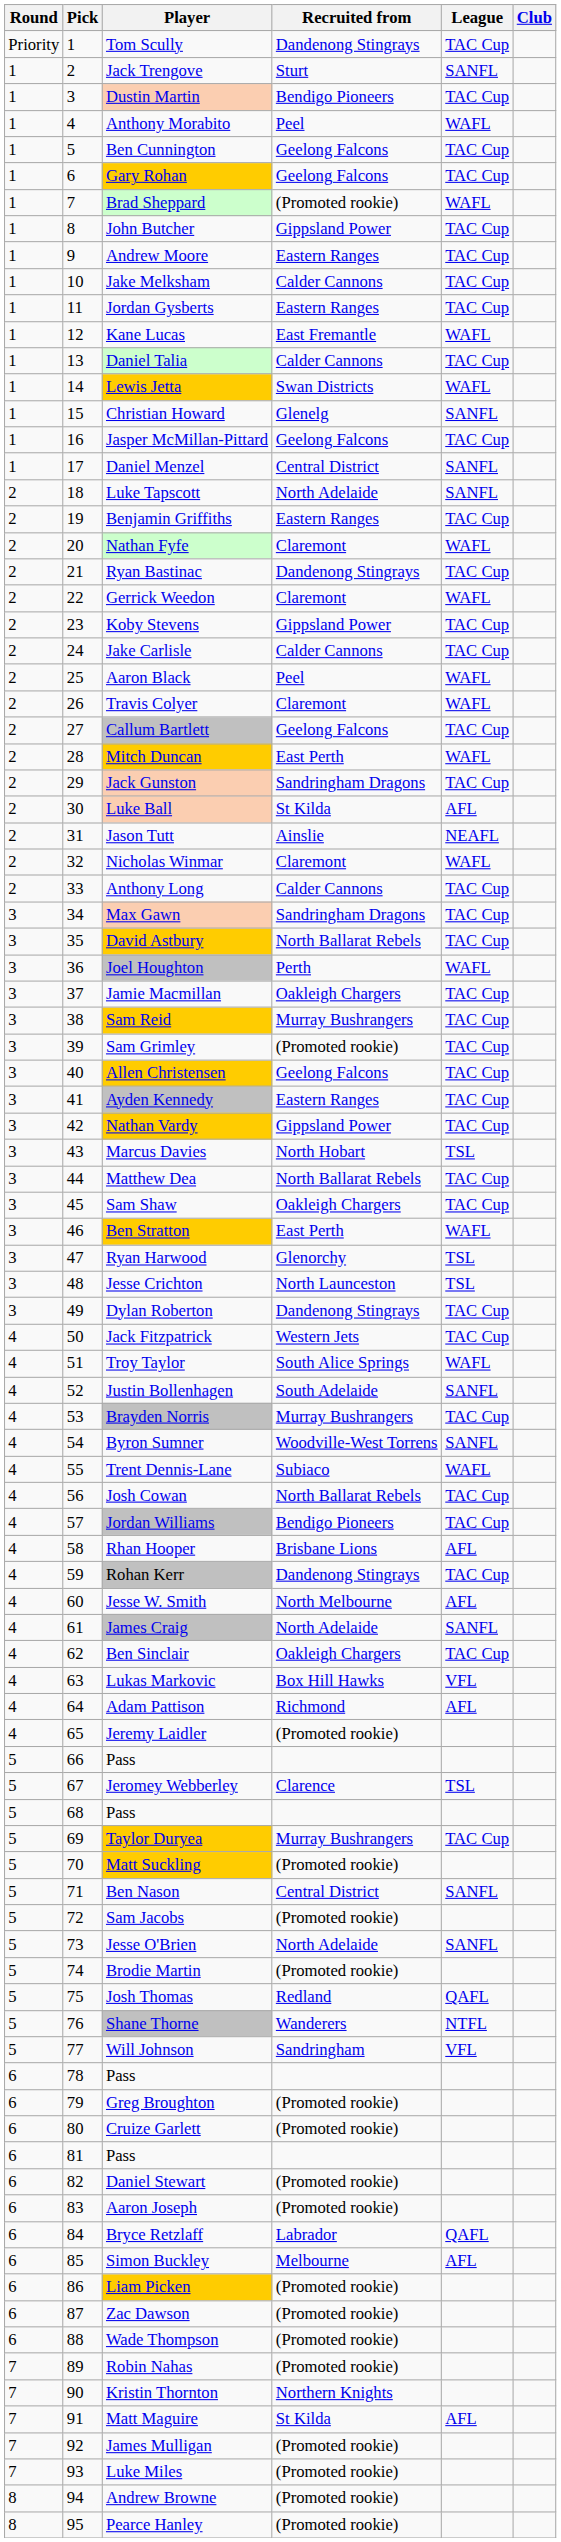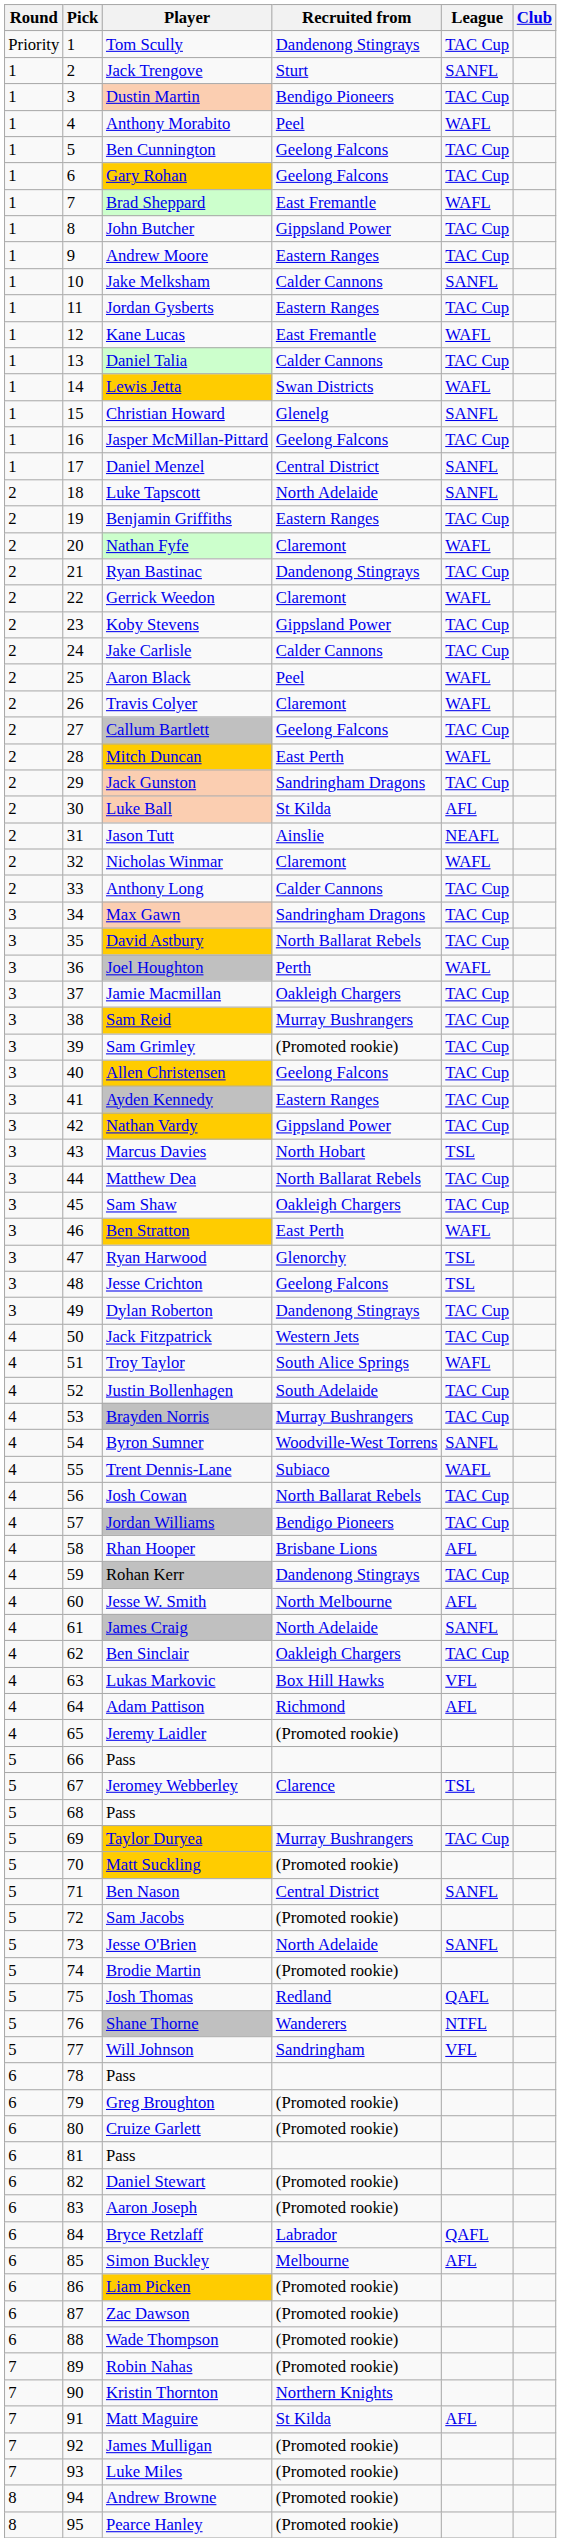(337, 202) (Promoted rookie) -> (326, 202) East Fremantle
(477, 281) TAC Cup -> (472, 281) SANFL
(336, 1284) North Launceston -> (332, 1284) Geelong Falcons
(472, 1389) SANFL -> (477, 1389) TAC Cup
